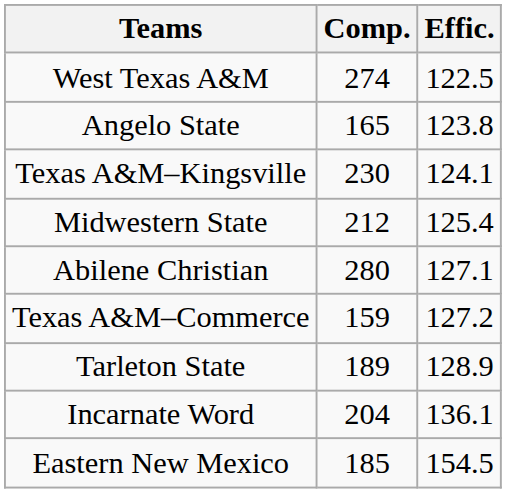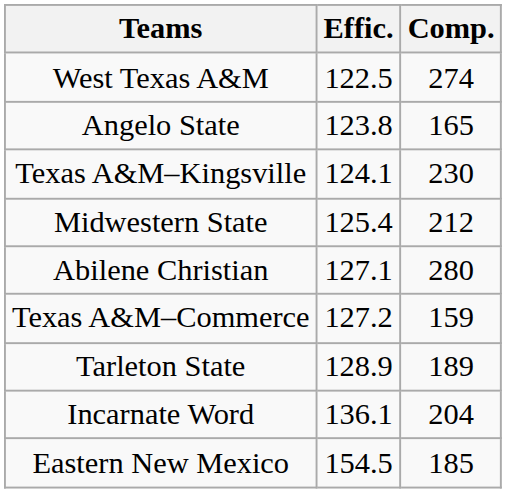columns swapped: (367, 28) <-> (460, 28)
